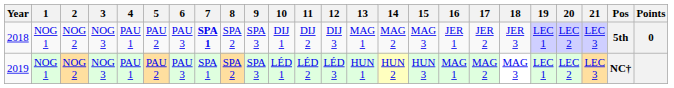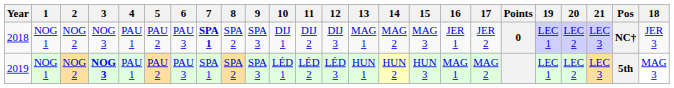columns swapped: (515, 13) <-> (651, 13)
(621, 37) 5th -> (626, 37) NC†
(103, 68) normal -> (104, 68) bold
(621, 68) NC† -> (625, 68) 5th
